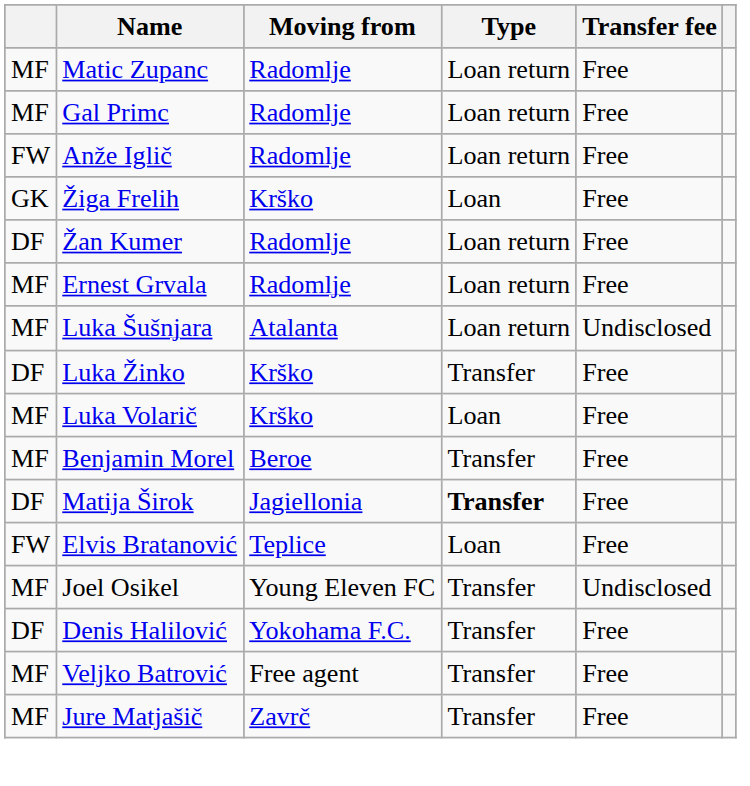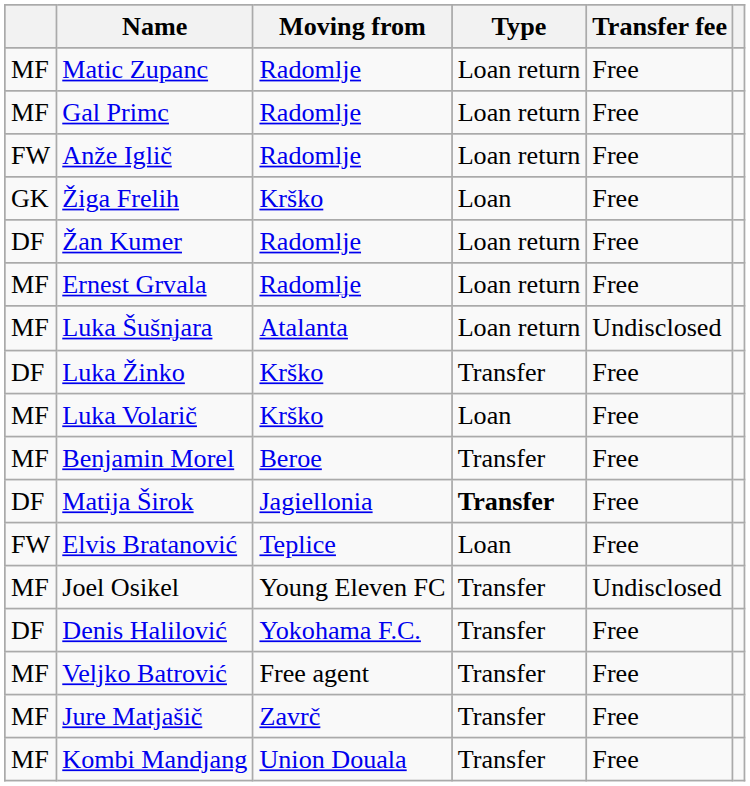+ row: (155, 759)
